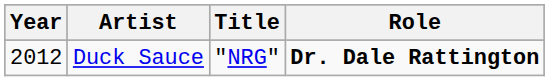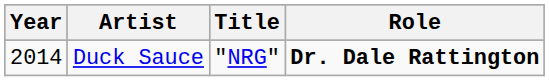(36, 58) 2012 -> (36, 58) 2014
